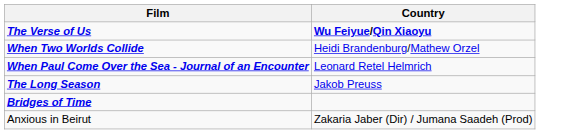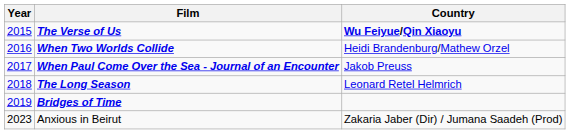+ column: (19, 13)
(373, 66) Leonard Retel Helmrich -> (378, 66) Jakob Preuss
(348, 84) Jakob Preuss -> (403, 84) Leonard Retel Helmrich
